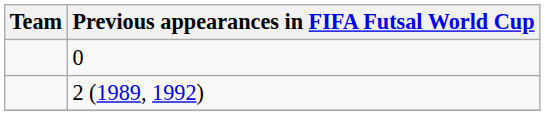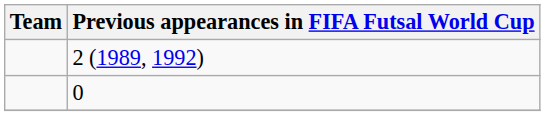rows swapped: (138, 92) <-> (78, 57)
